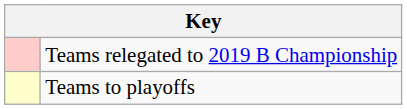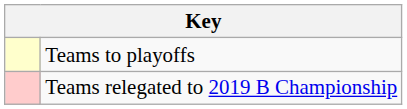rows swapped: (120, 87) <-> (221, 54)
